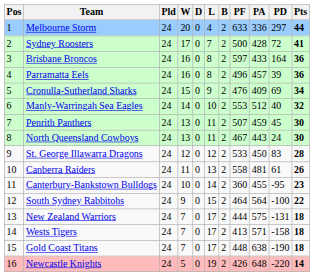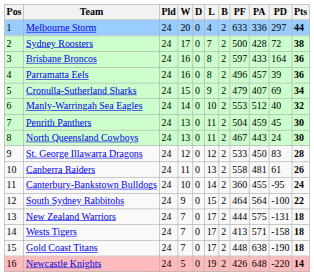(299, 43) 41 -> (299, 43) 38
(240, 91) 476 -> (240, 91) 479
(259, 91) 409 -> (259, 91) 407
(240, 122) 507 -> (240, 122) 504
(299, 185) 23 -> (299, 185) 24
